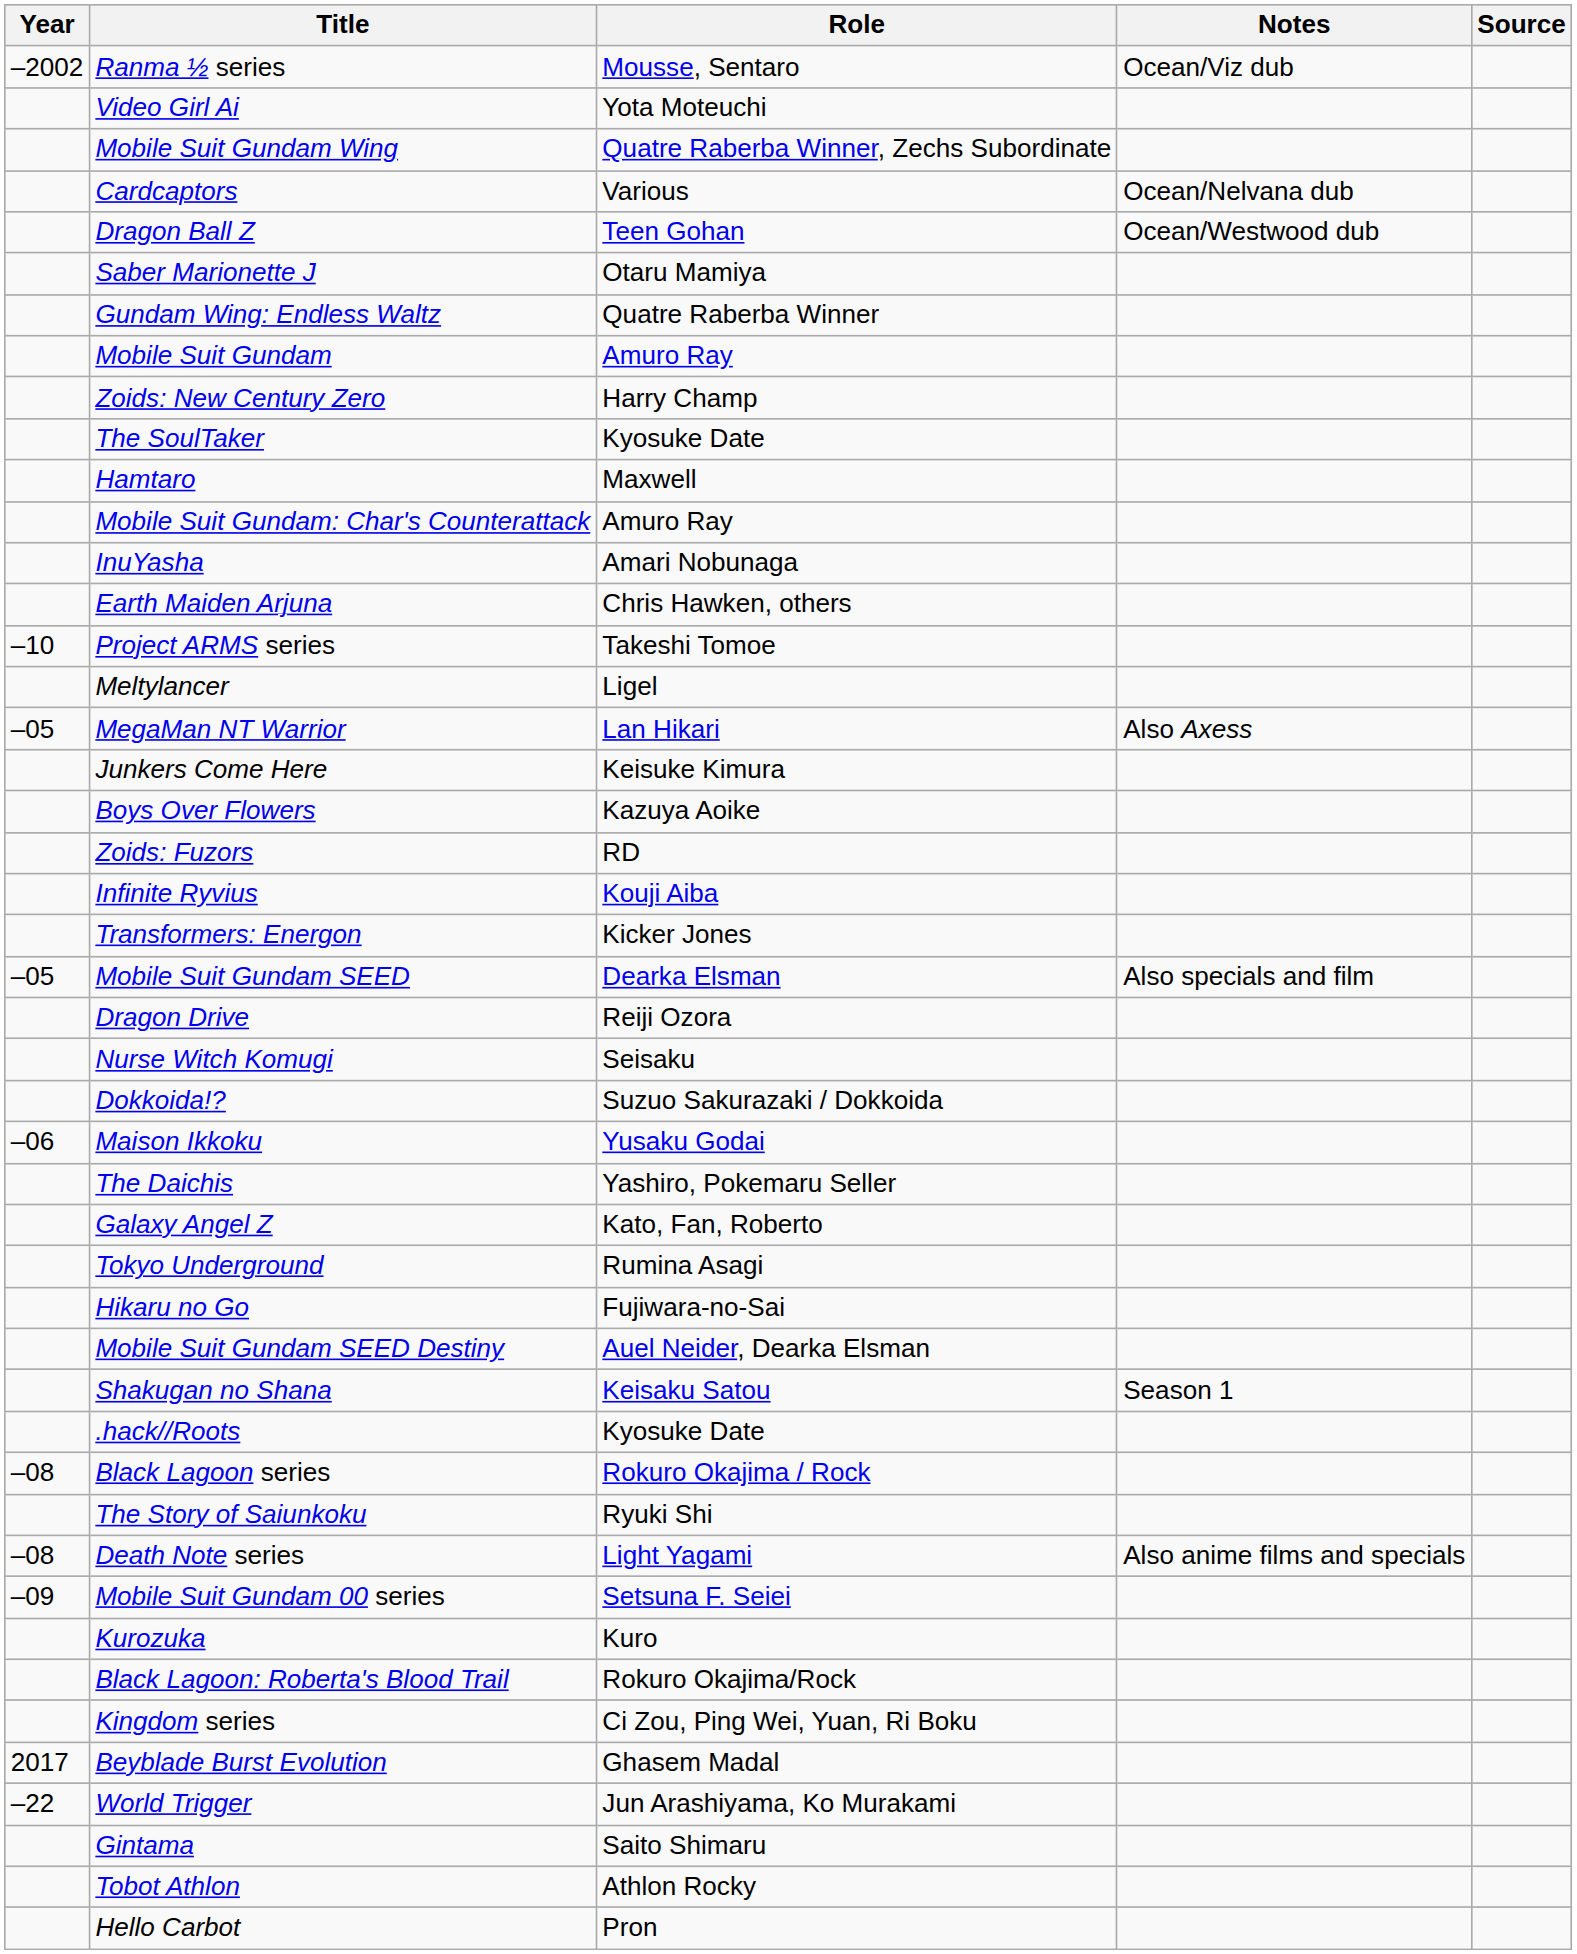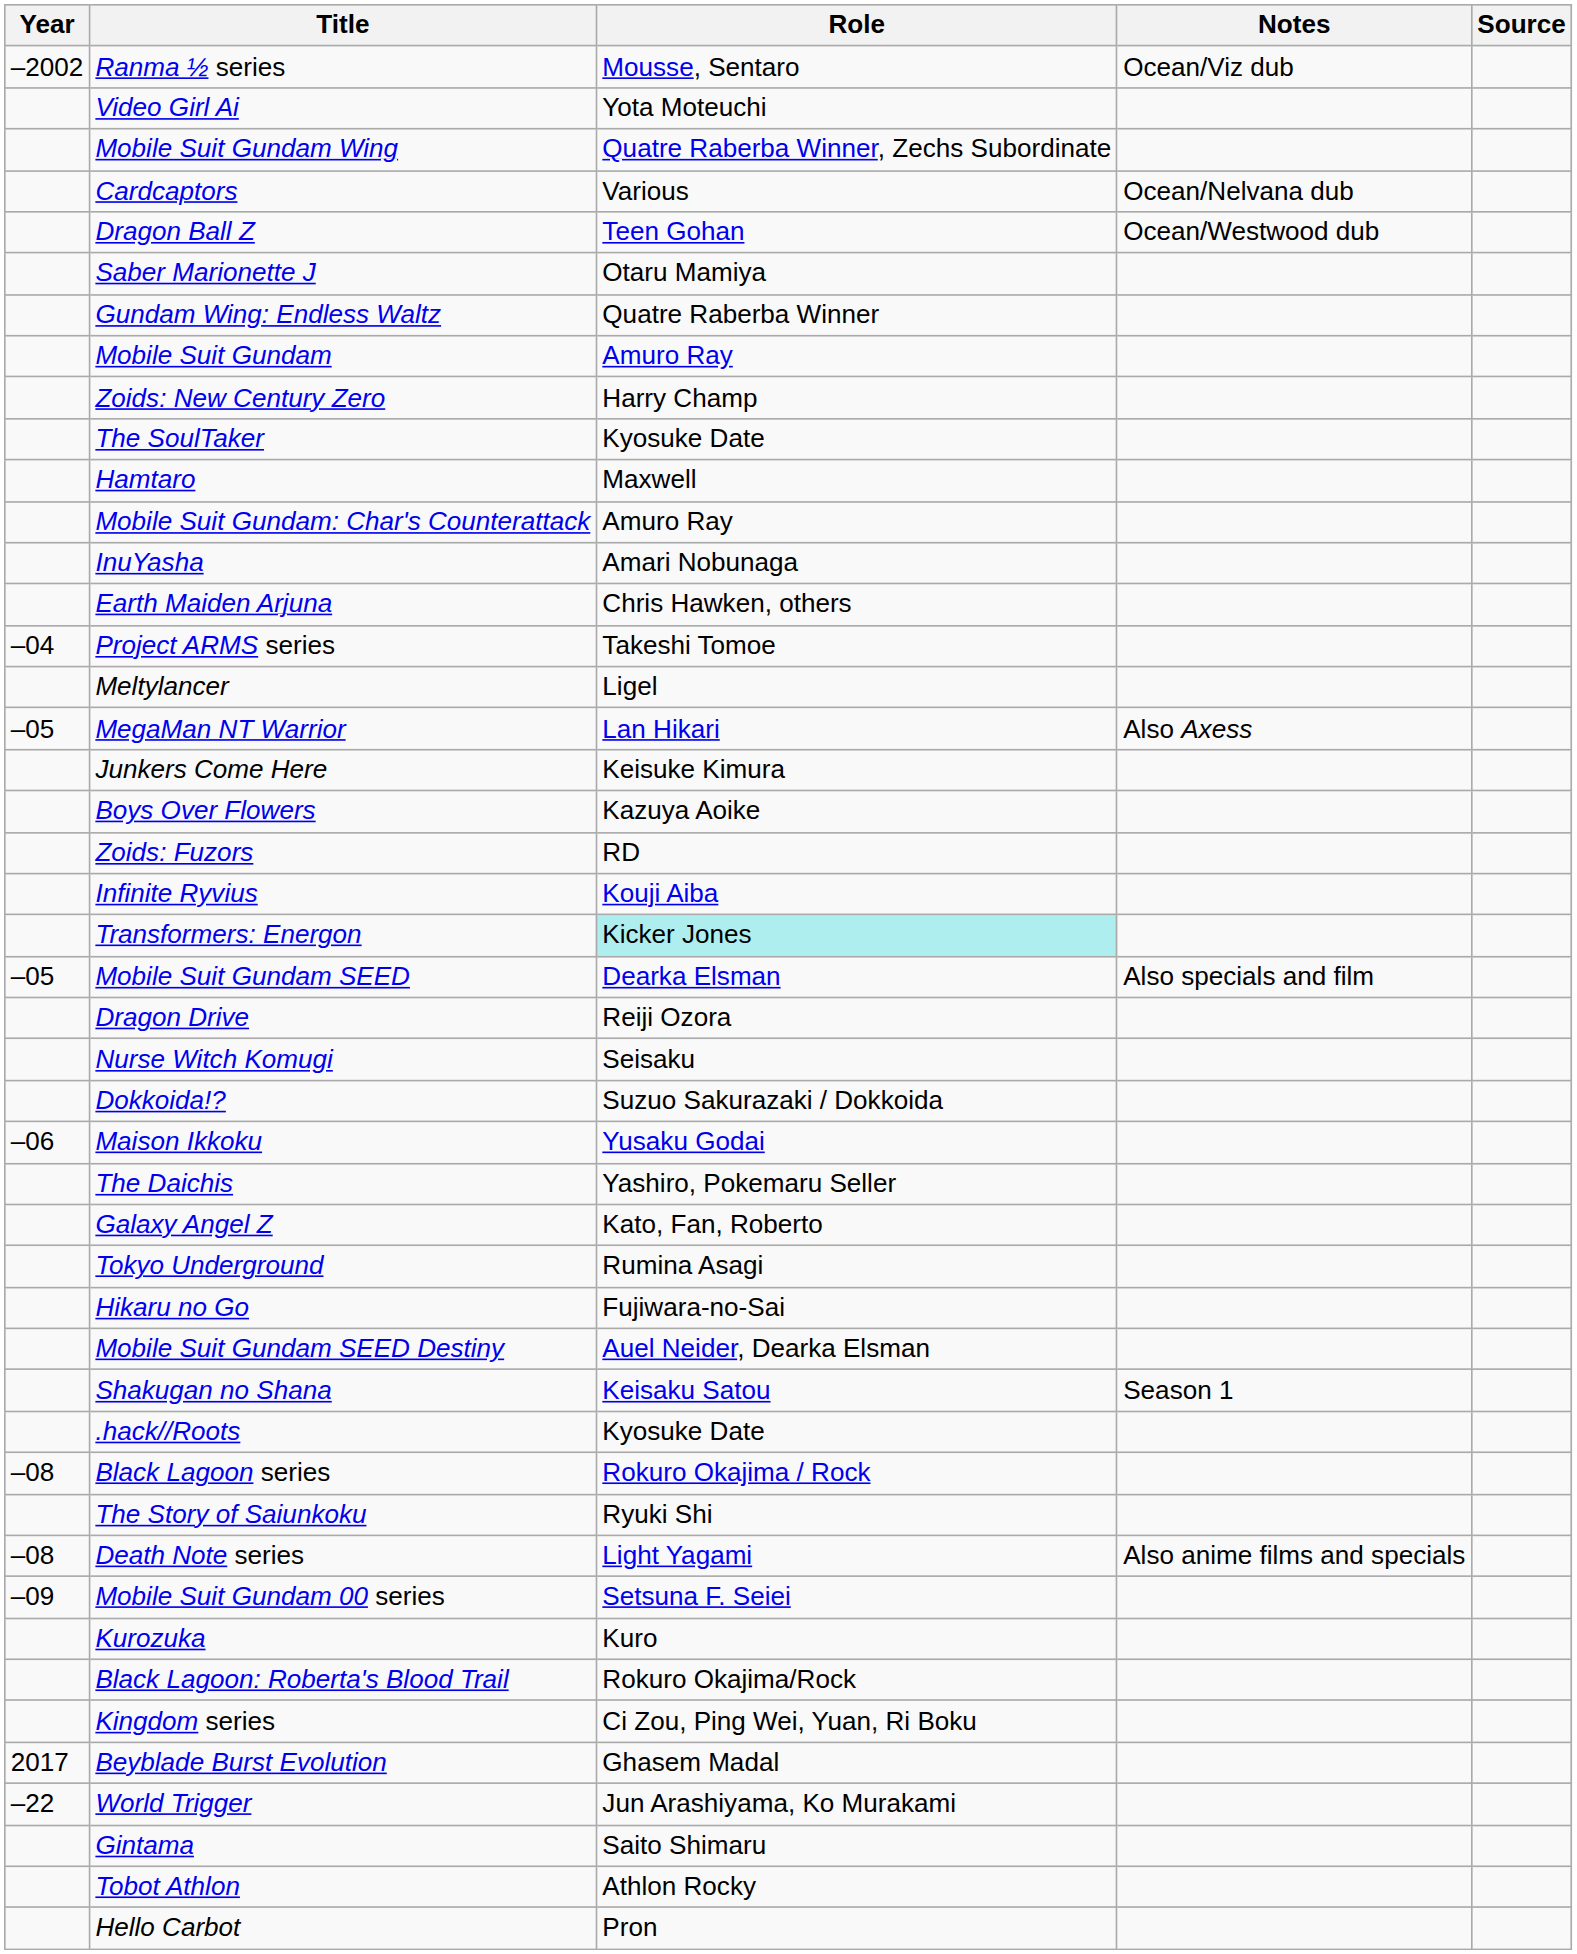(33, 645) –10 -> (33, 645) –04
(677, 935) no background -> (677, 935) paleturquoise background
